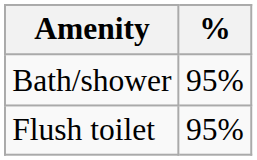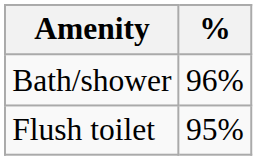(215, 79) 95% -> (215, 79) 96%
